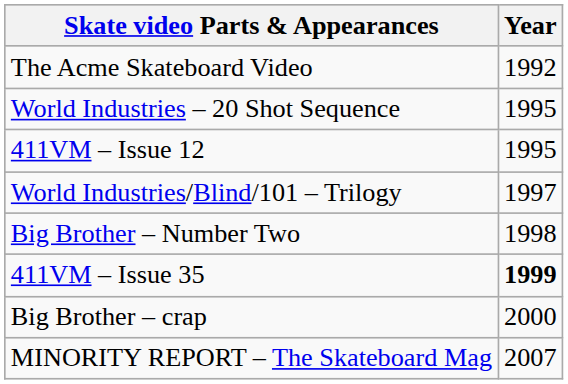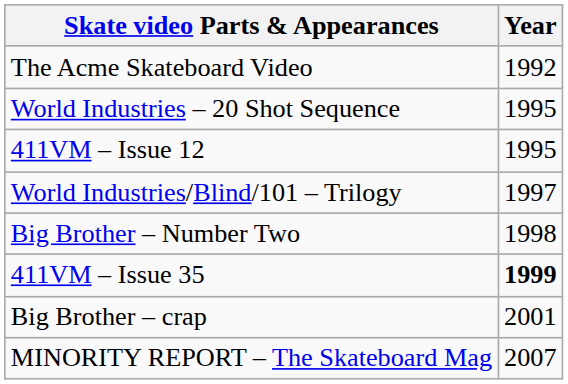(530, 316) 2000 -> (530, 316) 2001
